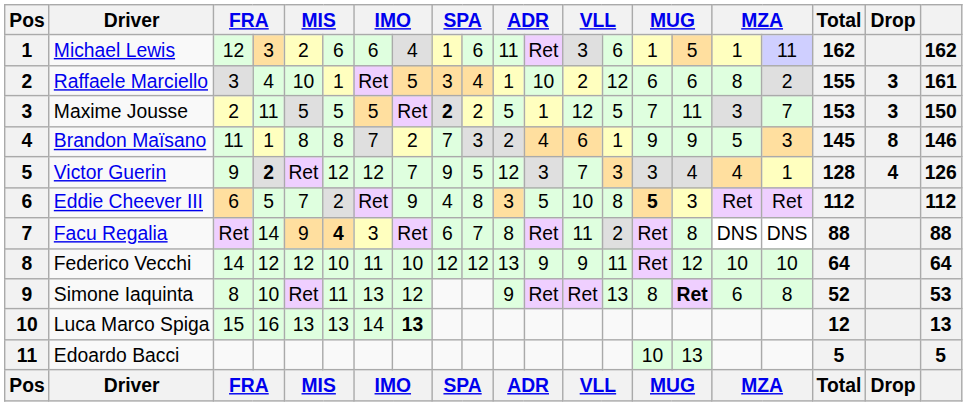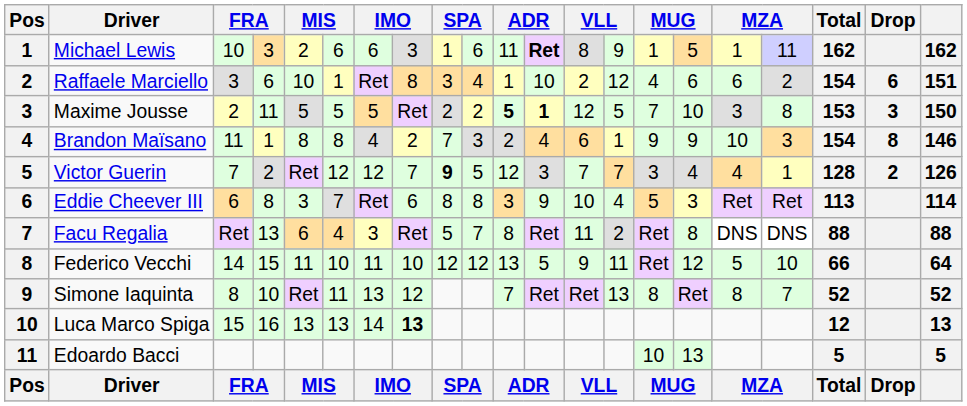(234, 50) 12 -> (234, 50) 10
(412, 50) 4 -> (412, 50) 3
(543, 50) normal -> (544, 50) bold
(583, 50) 3 -> (584, 50) 8
(618, 50) 6 -> (619, 50) 9
(268, 80) 4 -> (268, 80) 6
(412, 80) 5 -> (412, 80) 8
(652, 80) 6 -> (653, 80) 4
(737, 80) 8 -> (737, 80) 6
(839, 80) 155 -> (839, 80) 154
(893, 80) 3 -> (893, 80) 6
(941, 80) 161 -> (941, 80) 151
(447, 111) bold -> (447, 111) normal
(509, 111) normal -> (509, 111) bold
(543, 111) normal -> (544, 111) bold
(692, 111) 11 -> (693, 111) 10
(787, 111) 7 -> (787, 111) 8
(373, 141) 7 -> (373, 141) 4
(737, 141) 5 -> (737, 141) 10
(839, 141) 145 -> (839, 141) 154
(234, 172) 9 -> (234, 172) 7
(268, 172) bold -> (268, 172) normal
(447, 172) normal -> (447, 172) bold
(618, 172) 3 -> (619, 172) 7
(893, 172) 4 -> (893, 172) 2
(268, 202) 5 -> (268, 202) 8
(303, 202) 7 -> (303, 202) 3
(338, 202) 2 -> (338, 202) 7
(412, 202) 9 -> (412, 202) 6
(447, 202) 4 -> (447, 202) 8
(543, 202) 5 -> (544, 202) 9
(618, 202) 8 -> (619, 202) 4
(652, 202) bold -> (653, 202) normal
(839, 202) 112 -> (839, 202) 113
(941, 202) 112 -> (941, 202) 114
(268, 233) 14 -> (268, 233) 13
(303, 233) 9 -> (303, 233) 6
(338, 233) bold -> (338, 233) normal
(447, 233) 6 -> (447, 233) 5
(268, 263) 12 -> (268, 263) 15
(303, 263) 12 -> (303, 263) 11
(543, 263) 9 -> (544, 263) 5
(737, 263) 10 -> (737, 263) 5
(839, 263) 64 -> (839, 263) 66
(509, 293) 9 -> (509, 293) 7
(692, 293) bold -> (693, 293) normal
(737, 293) 6 -> (737, 293) 8
(787, 293) 8 -> (787, 293) 7
(941, 293) 53 -> (941, 293) 52
